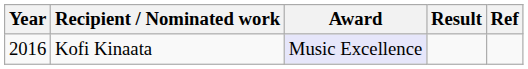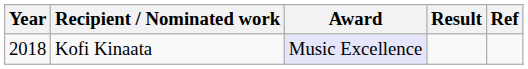(28, 49) 2016 -> (28, 49) 2018
